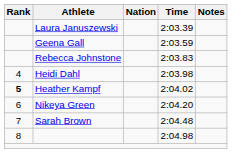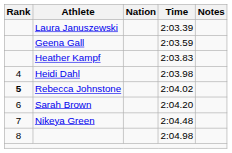(78, 58) Rebecca Johnstone -> (68, 58) Heather Kampf
(68, 89) Heather Kampf -> (78, 89) Rebecca Johnstone
(65, 105) Nikeya Green -> (63, 105) Sarah Brown
(63, 120) Sarah Brown -> (65, 120) Nikeya Green
